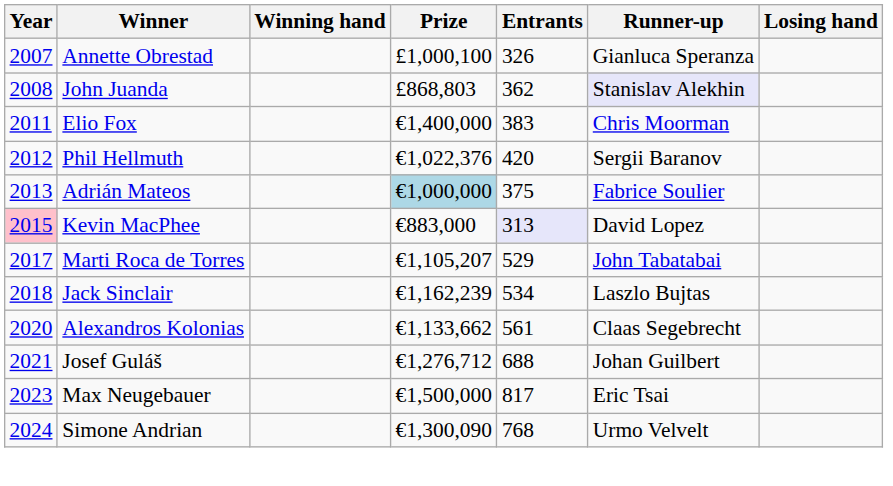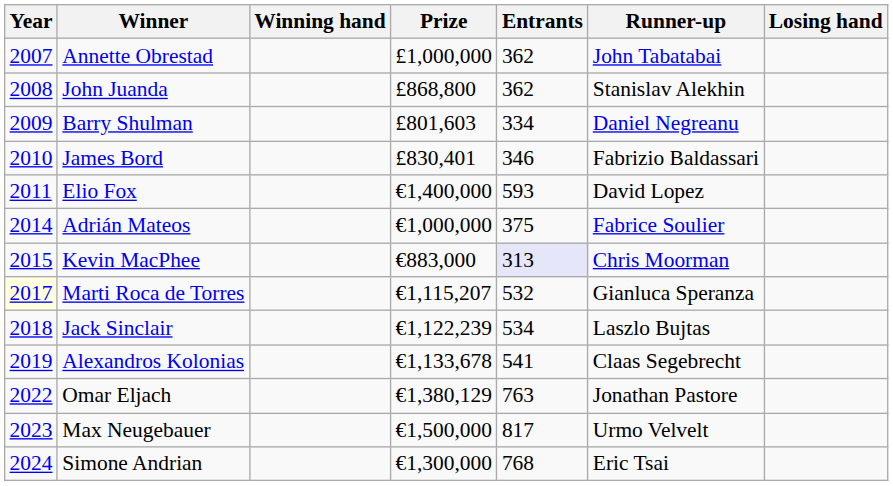(444, 55) £1,000,100 -> (444, 55) £1,000,000
(518, 55) 326 -> (518, 55) 362
(673, 55) Gianluca Speranza -> (657, 55) John Tabatabai
(436, 89) £868,803 -> (436, 89) £868,800
(669, 89) lavender background -> (669, 89) no background
+ row: (128, 123)
+ row: (113, 157)
(518, 123) 383 -> (518, 191) 593
(661, 123) Chris Moorman -> (648, 191) David Lopez
- row: (123, 157)
(31, 191) 2013 -> (31, 225) 2014
(444, 191) lightblue background -> (444, 225) no background
(31, 225) pink background -> (31, 259) no background
(648, 225) David Lopez -> (661, 259) Chris Moorman
(31, 259) no background -> (31, 293) lightyellow background
(444, 259) €1,105,207 -> (443, 293) €1,115,207
(518, 259) 529 -> (518, 293) 532
(657, 259) John Tabatabai -> (673, 293) Gianluca Speranza
(444, 293) €1,162,239 -> (444, 327) €1,122,239
(31, 327) 2020 -> (31, 361) 2019
(444, 327) €1,133,662 -> (444, 361) €1,133,678
(518, 327) 561 -> (518, 361) 541
- row: (112, 361)
+ row: (117, 395)
(631, 395) Eric Tsai -> (651, 429) Urmo Velvelt
(444, 429) €1,300,090 -> (444, 463) €1,300,000
(651, 429) Urmo Velvelt -> (631, 463) Eric Tsai
